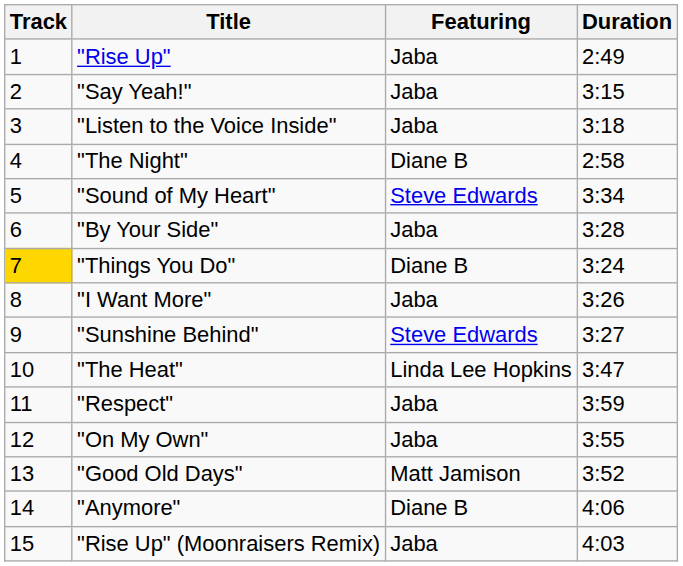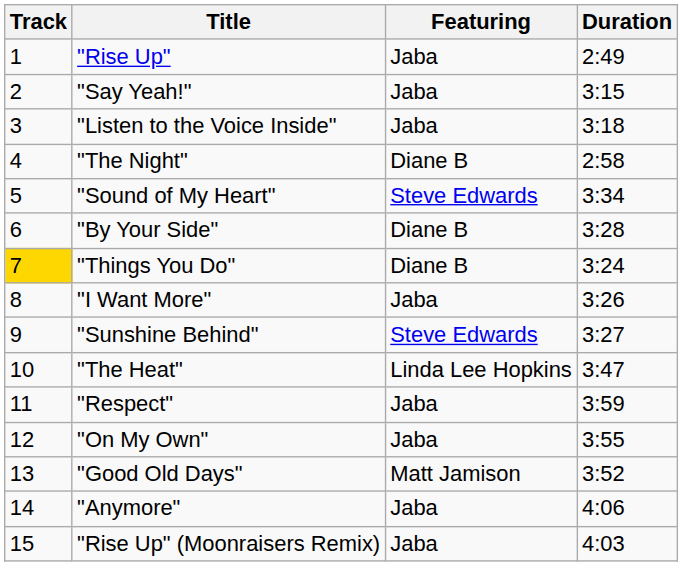(414, 230) Jaba -> (429, 230) Diane B
(429, 508) Diane B -> (414, 508) Jaba
